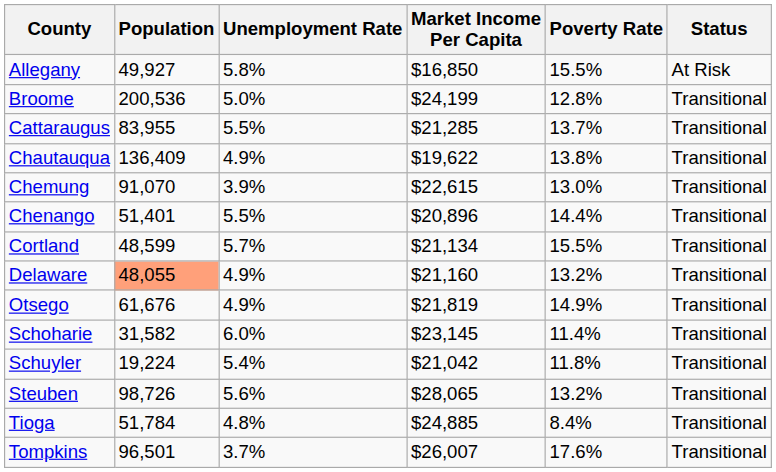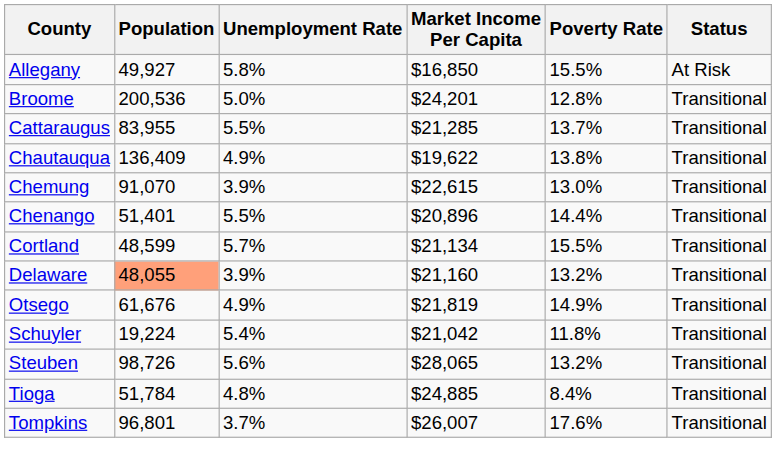(445, 98) $24,199 -> (445, 98) $24,201
(244, 275) 4.9% -> (244, 275) 3.9%
- row: (51, 334)
(147, 452) 96,501 -> (147, 422) 96,801
